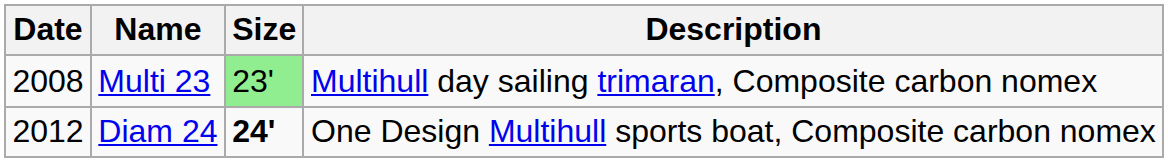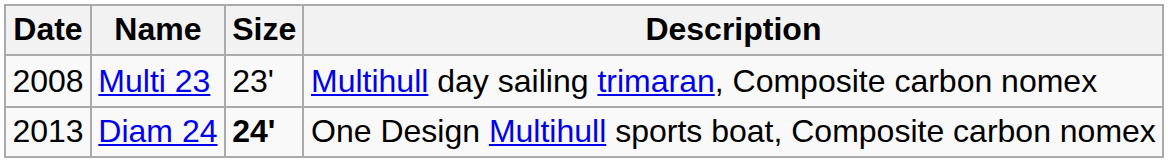(253, 80) lightgreen background -> (253, 80) no background
(48, 131) 2012 -> (48, 131) 2013
